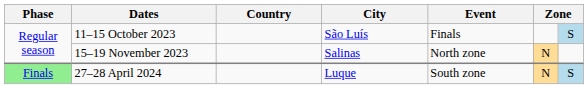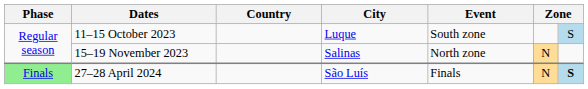(346, 33) São Luís -> (340, 33) Luque
(445, 33) Finals -> (458, 33) South zone
(340, 73) Luque -> (346, 73) São Luís
(458, 73) South zone -> (445, 73) Finals
(571, 73) normal -> (571, 73) bold
